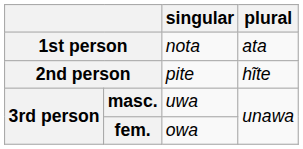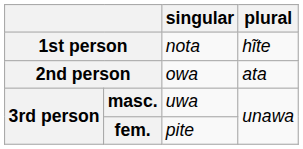(255, 46) ata -> (256, 46) hĩte
(180, 74) pite -> (182, 74) owa
(256, 74) hĩte -> (255, 74) ata
(182, 130) owa -> (180, 130) pite
